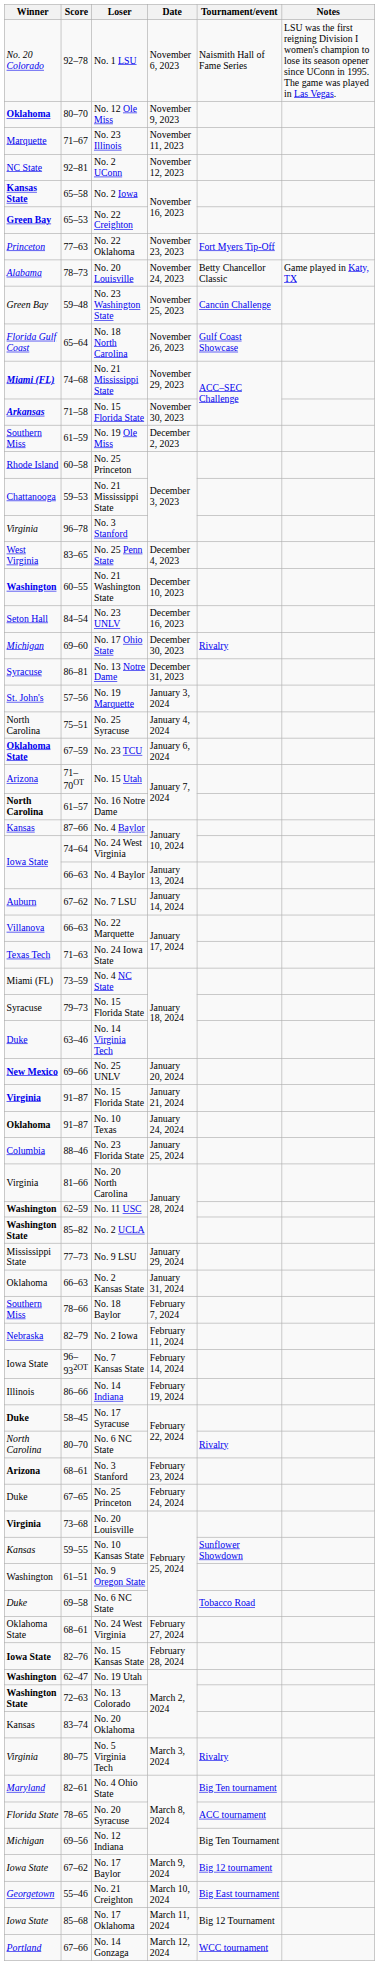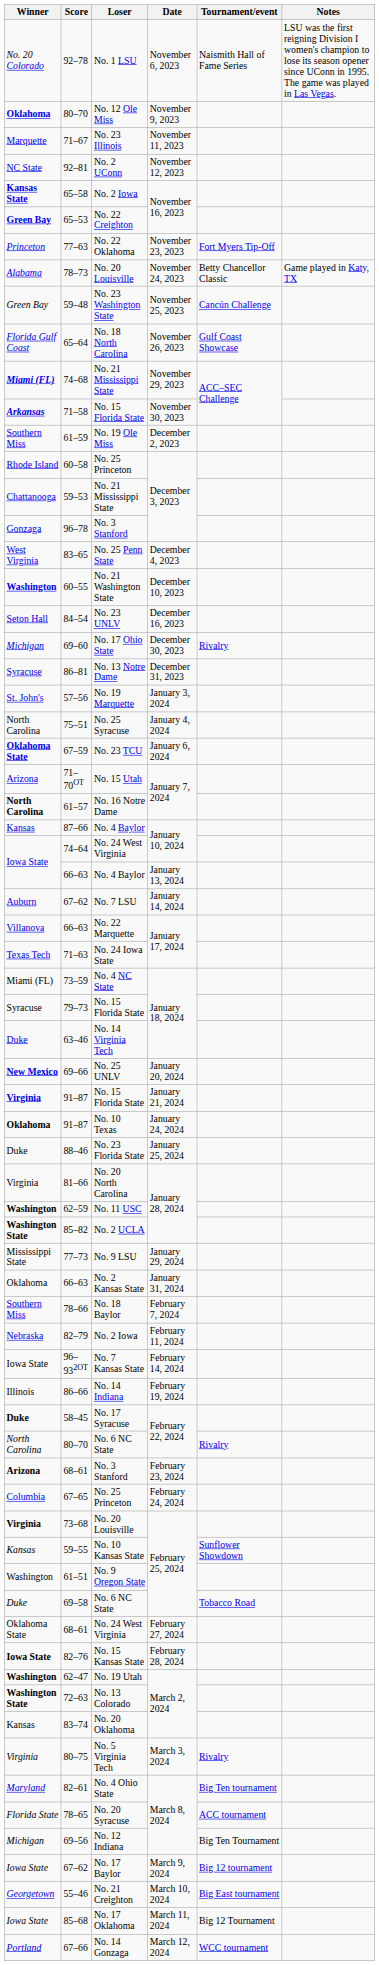(22, 528) Virginia -> (24, 528) Gonzaga
(26, 1151) Columbia -> (17, 1151) Duke
(17, 1497) Duke -> (26, 1497) Columbia
